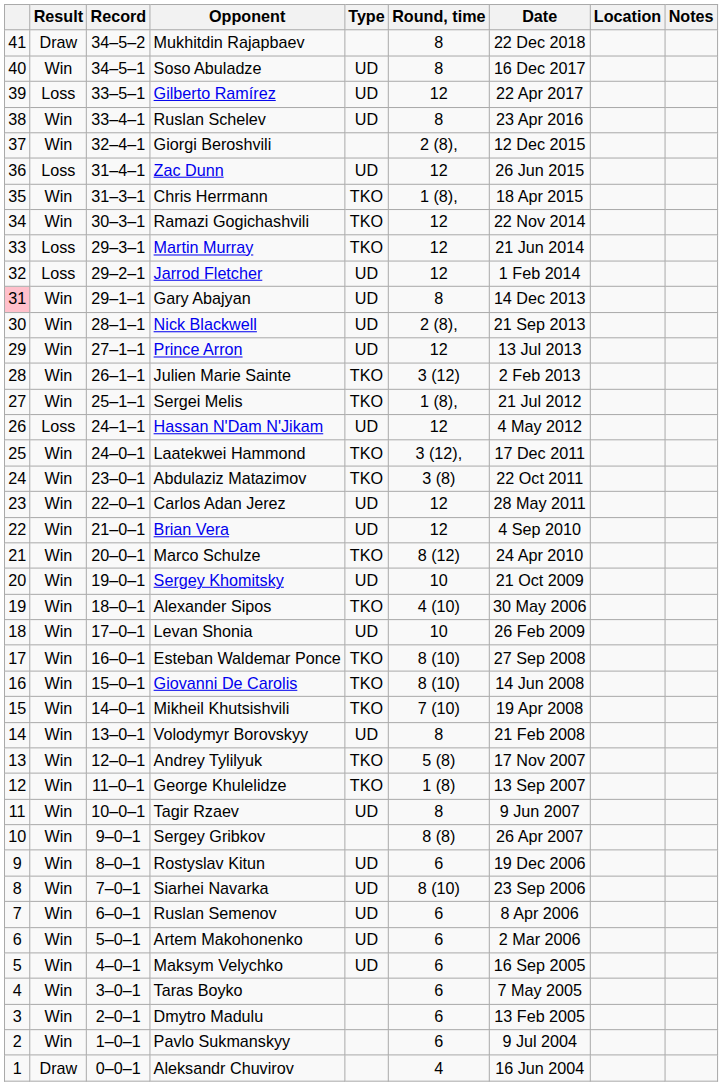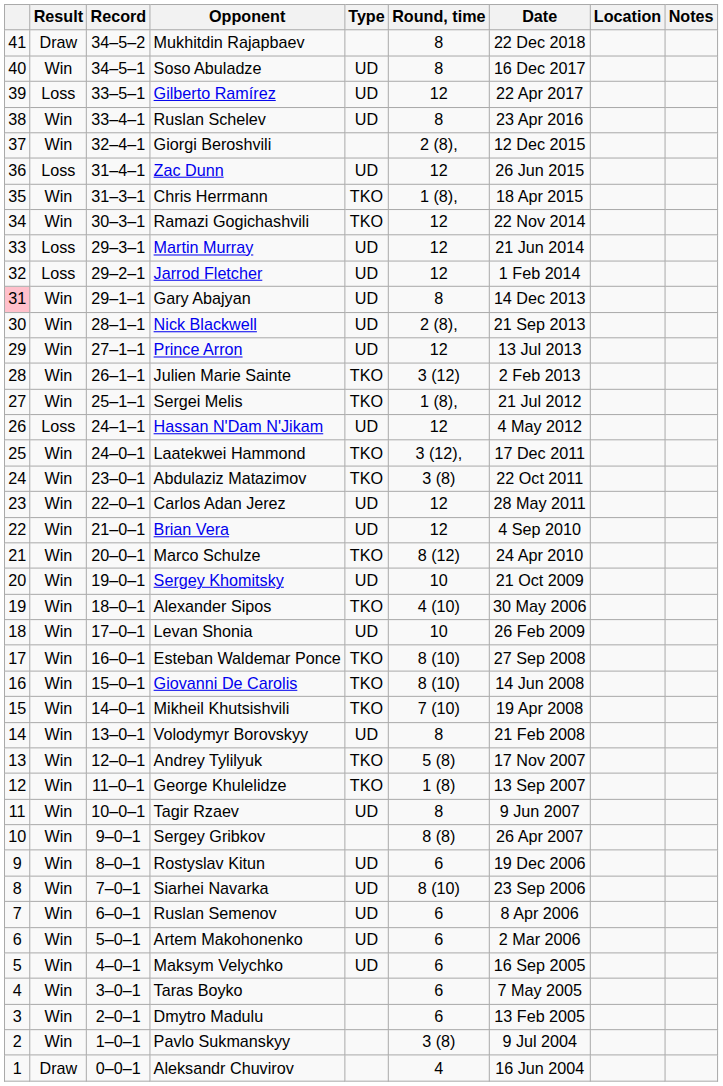(366, 247) TKO -> (366, 247) UD
(439, 1042) 6 -> (439, 1042) 3 (8)
